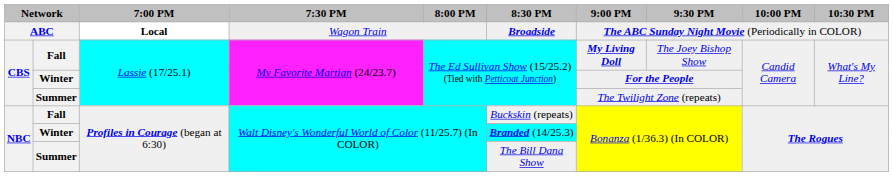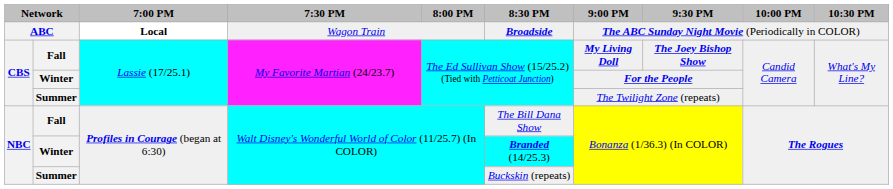(694, 55) normal -> (693, 55) bold
(532, 114) Buckskin (repeats) -> (529, 121) The Bill Dana Show
(532, 156) The Bill Dana Show -> (529, 175) Buckskin (repeats)
